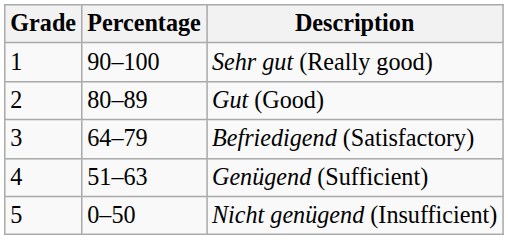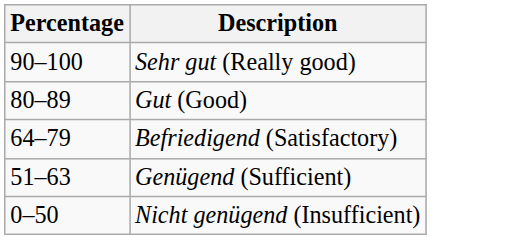- column: (43, 23)
